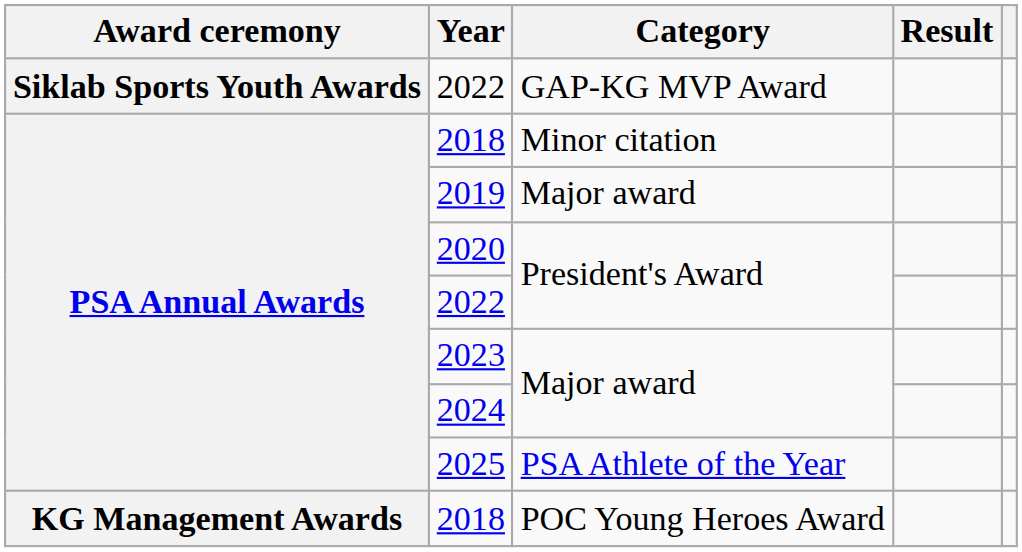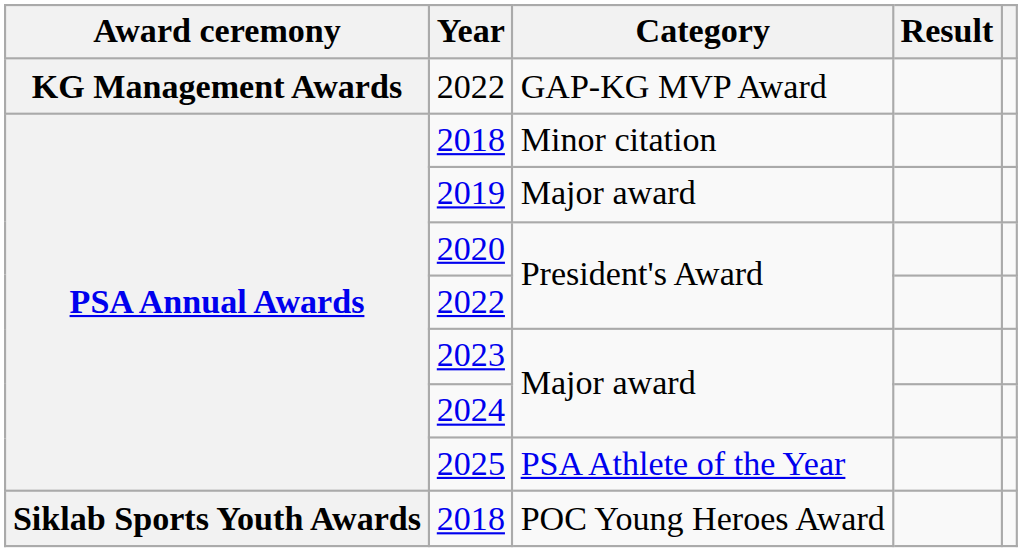(217, 85) Siklab Sports Youth Awards -> (217, 85) KG Management Awards
(217, 517) KG Management Awards -> (217, 517) Siklab Sports Youth Awards
